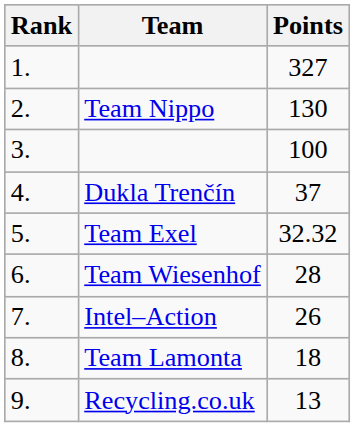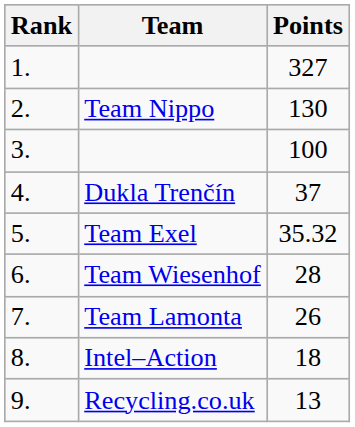(308, 233) 32.32 -> (308, 233) 35.32
(151, 316) Intel–Action -> (163, 316) Team Lamonta
(163, 358) Team Lamonta -> (151, 358) Intel–Action
